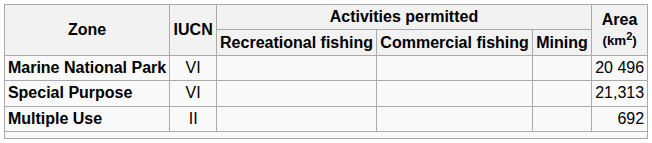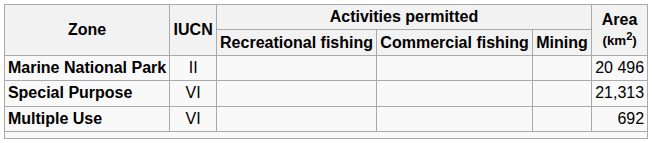(193, 67) VI -> (193, 67) II
(193, 118) II -> (193, 118) VI
